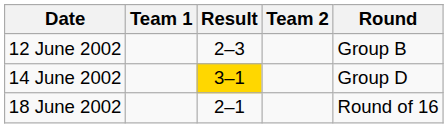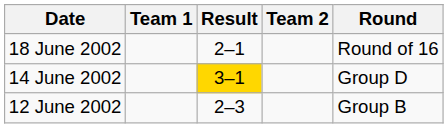rows swapped: (65, 48) <-> (65, 107)
